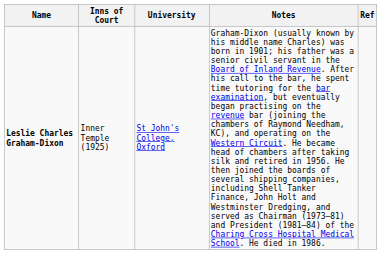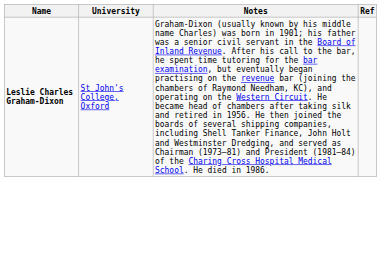- column: (107, 15)
